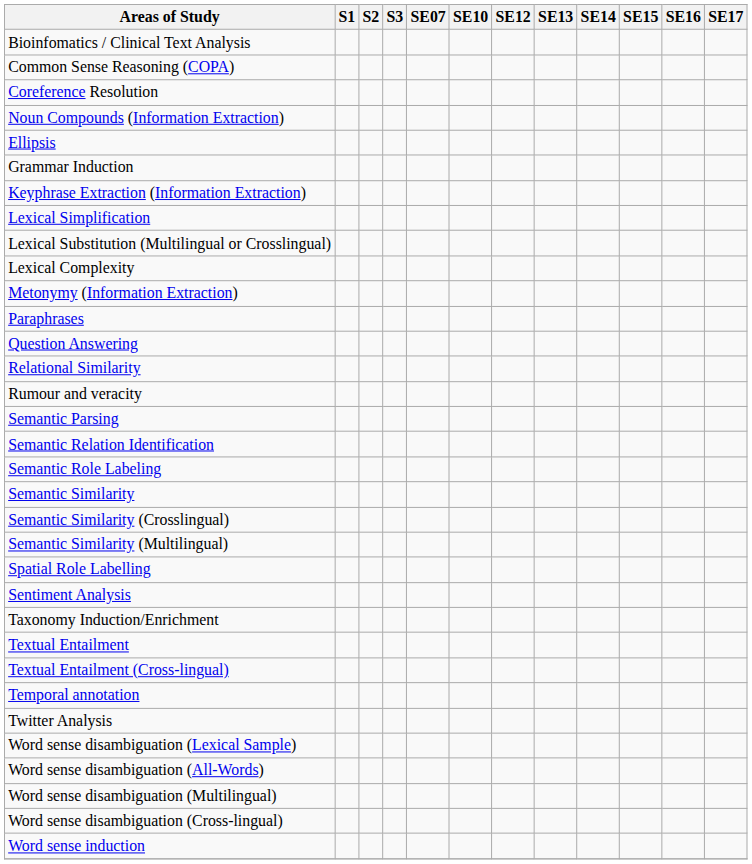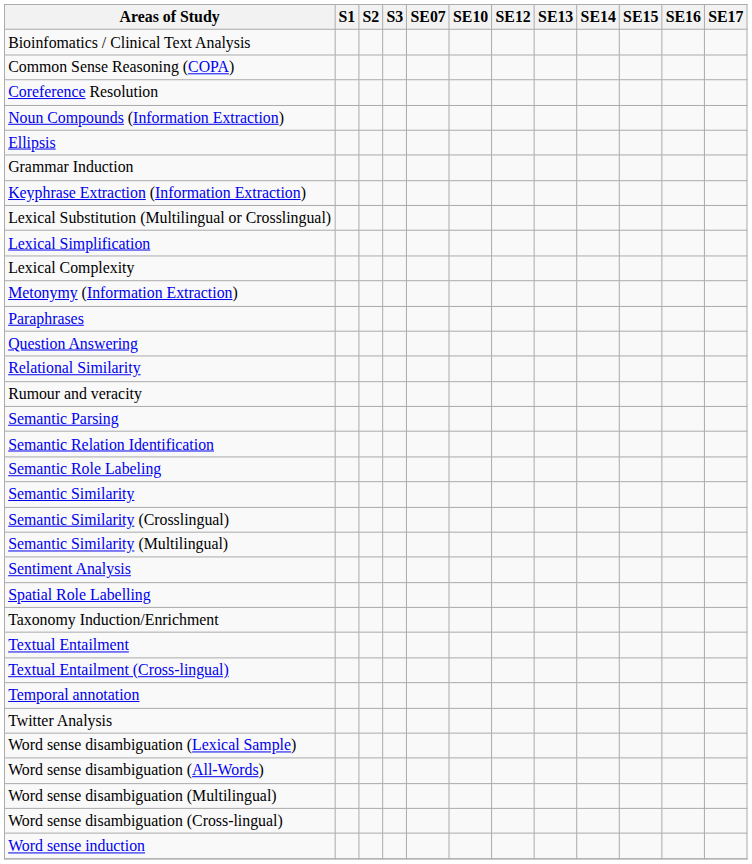rows swapped: (79, 218) <-> (170, 243)
rows swapped: (70, 594) <-> (79, 569)
